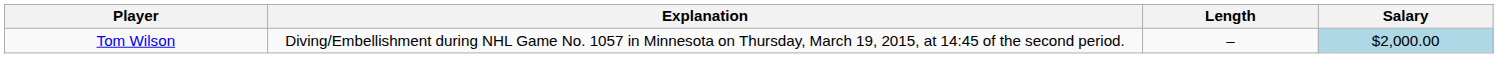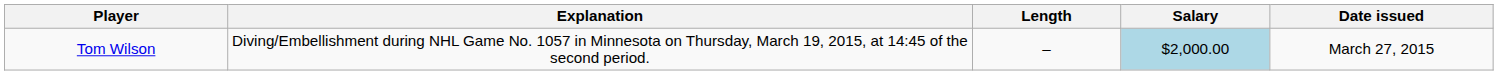+ column: (1381, 16)
